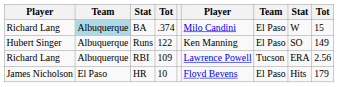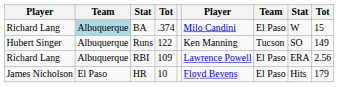(271, 43) El Paso -> (270, 43) Tucson
(270, 58) Tucson -> (271, 58) El Paso
